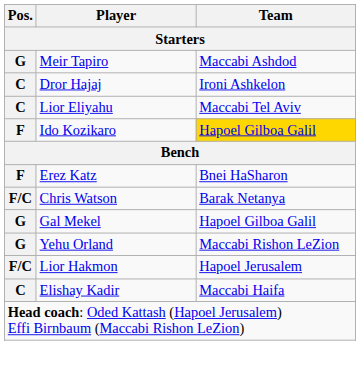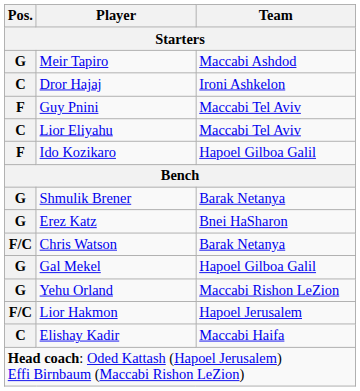+ row: (69, 107)
(258, 130) gold background -> (258, 152) no background
+ row: (85, 198)
(20, 175) F -> (20, 221) G
